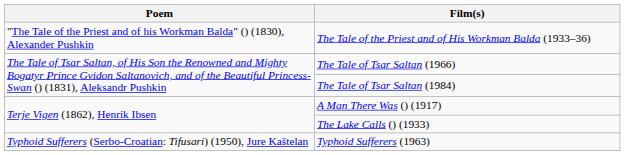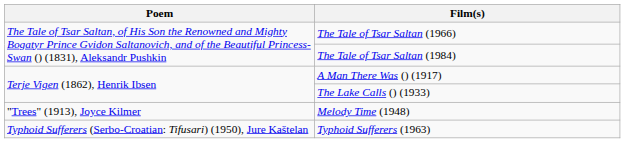- row: (454, 37)
+ row: (363, 111)
